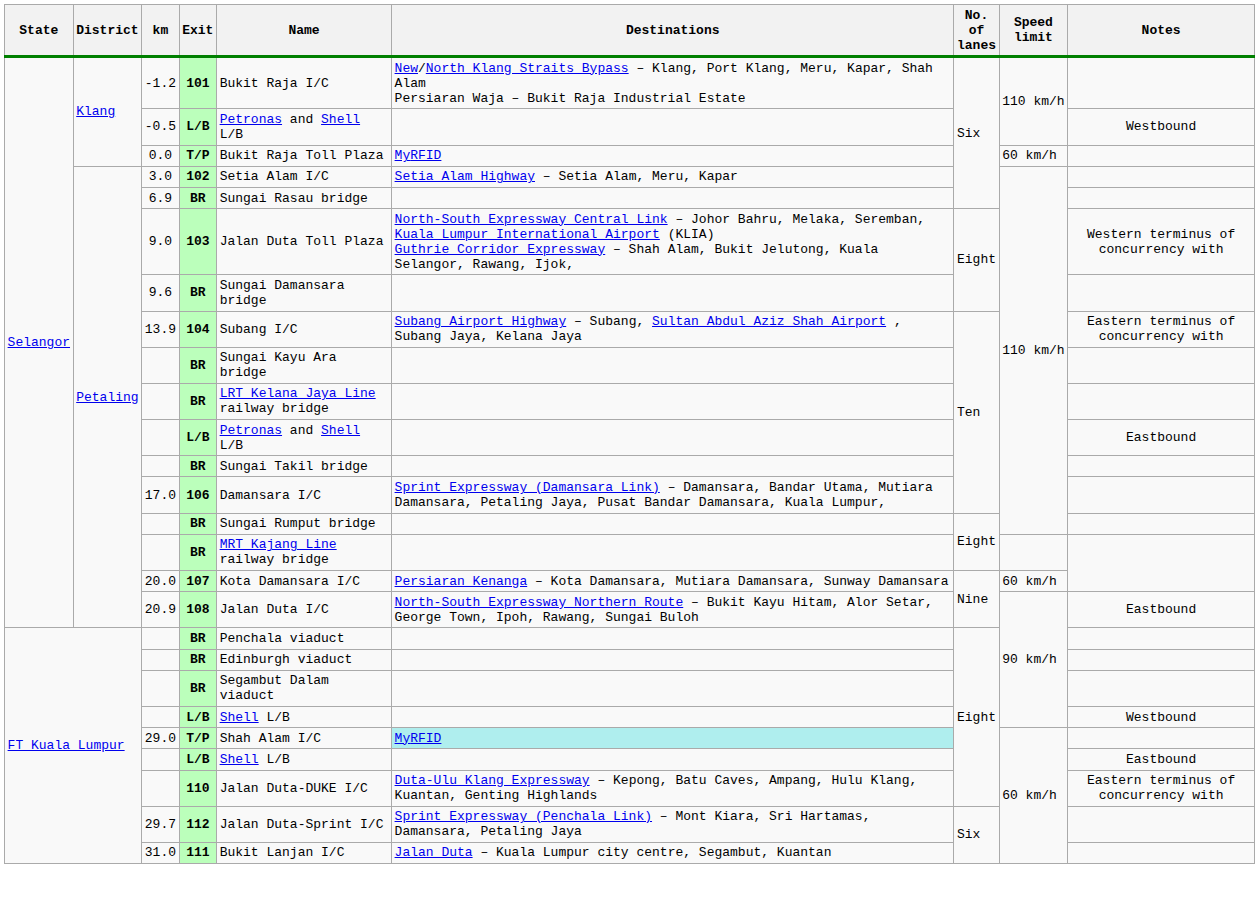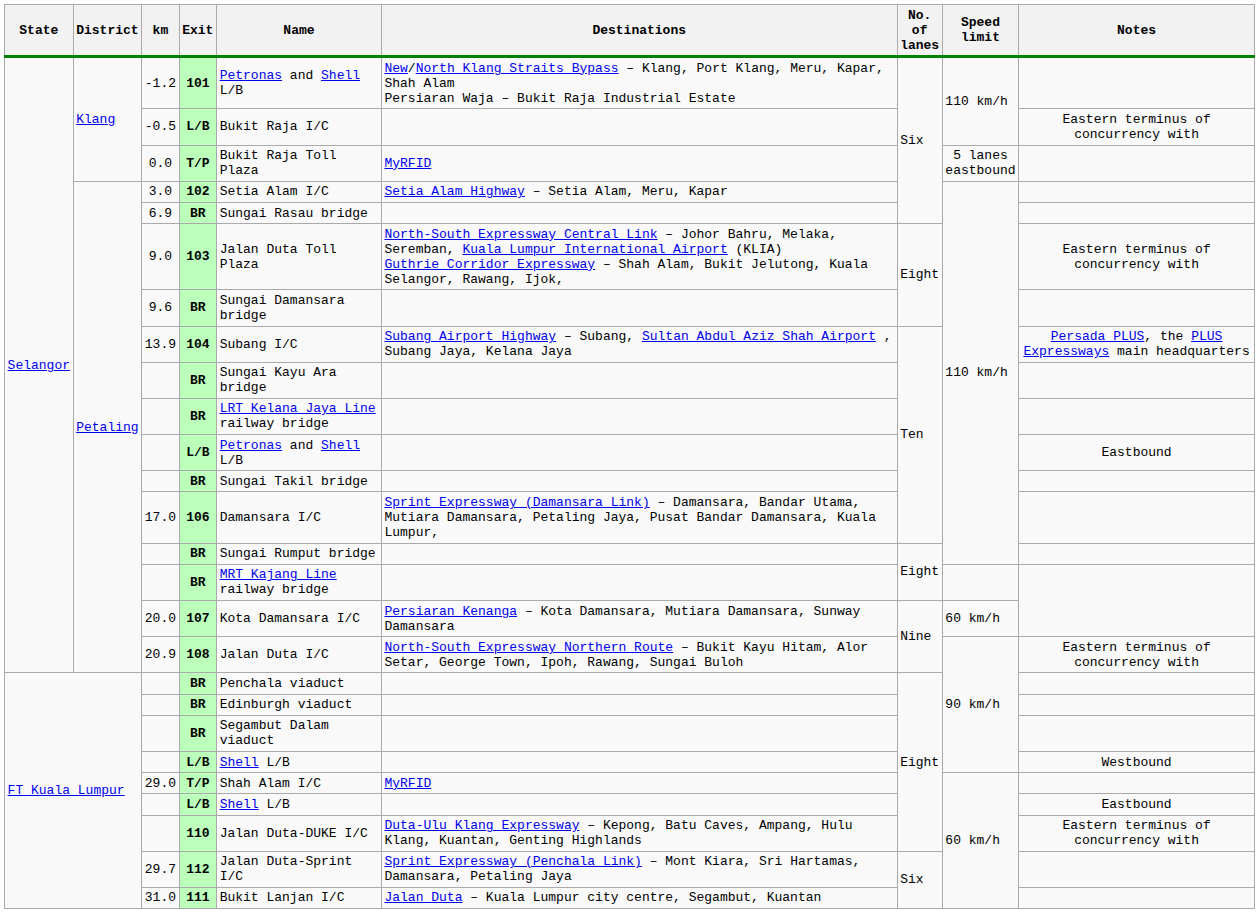(274, 83) Bukit Raja I/C -> (290, 83) Petronas and Shell L/B
(290, 127) Petronas and Shell L/B -> (274, 127) Bukit Raja I/C
(1161, 127) Westbound -> (1137, 127) Eastern terminus of concurrency with
(1030, 156) 60 km/h -> (980, 163) 5 lanes eastbound
(1161, 242) Western terminus of concurrency with -> (1137, 257) Eastern terminus of concurrency with
(1161, 329) Eastern terminus of concurrency with -> (1137, 344) Persada PLUS, the PLUS Expressways main headquarters
(1161, 610) Eastbound -> (1137, 655) Eastern terminus of concurrency with
(418, 738) paleturquoise background -> (408, 783) no background
